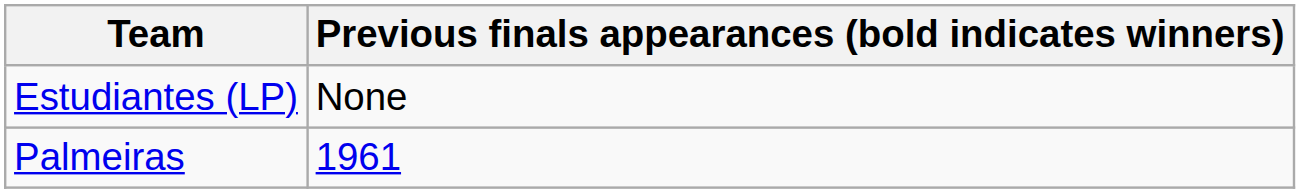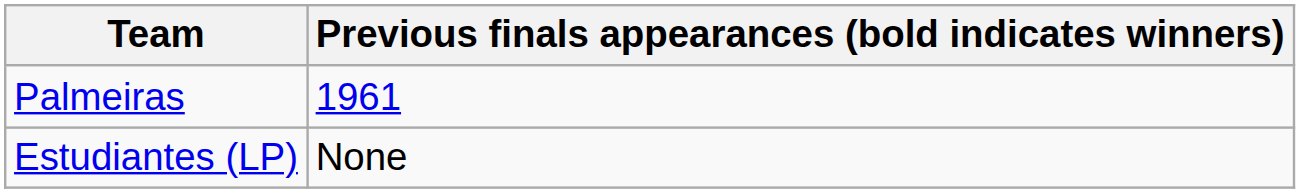rows swapped: (156, 95) <-> (99, 156)
